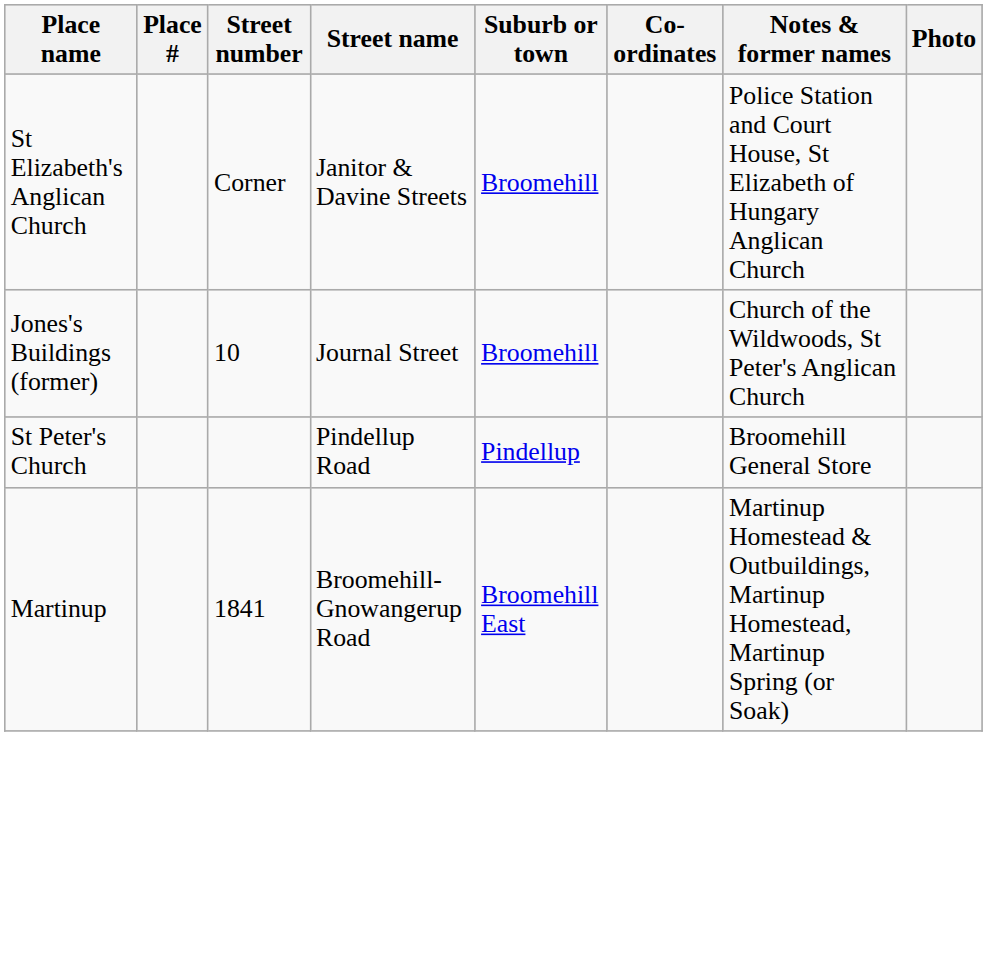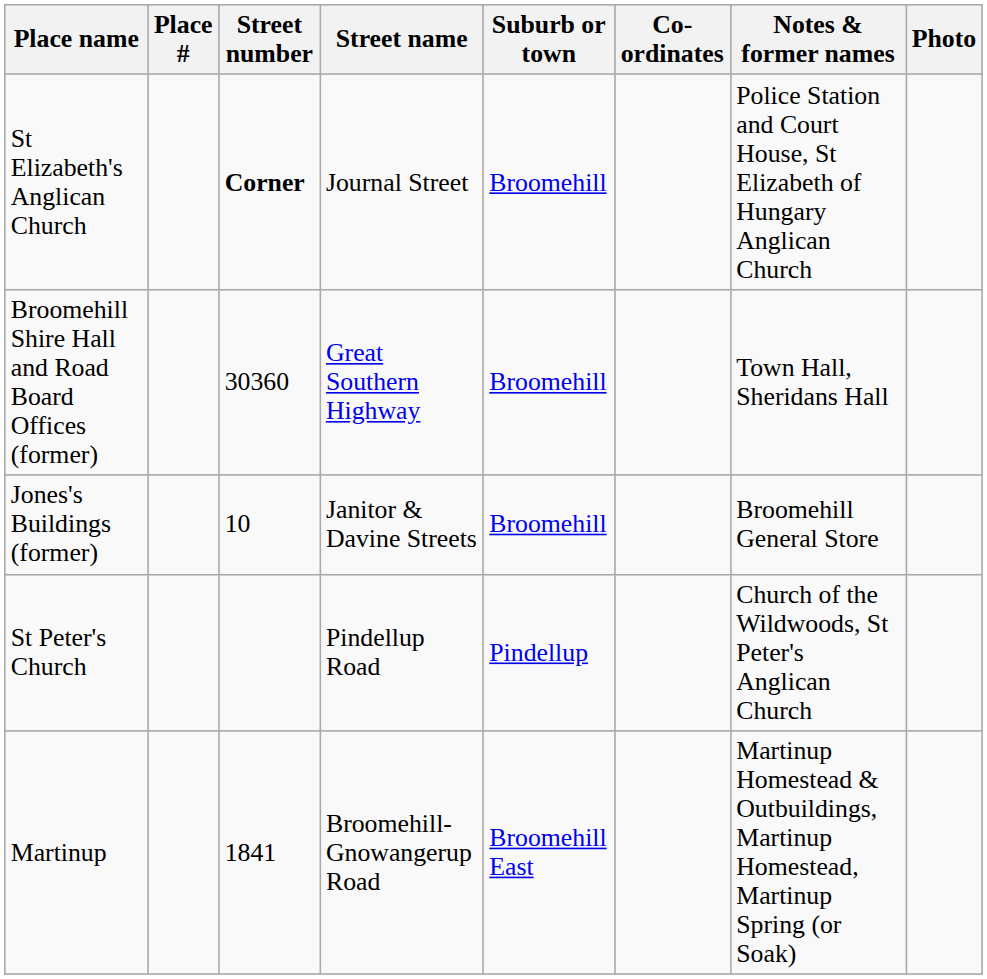(250, 181) normal -> (265, 181) bold
(391, 181) Janitor & Davine Streets -> (397, 181) Journal Street
+ row: (69, 381)
(387, 352) Journal Street -> (401, 524) Janitor & Davine Streets
(813, 352) Church of the Wildwoods, St Peter's Anglican Church -> (807, 524) Broomehill General Store
(800, 451) Broomehill General Store -> (812, 652) Church of the Wildwoods, St Peter's Anglican Church
